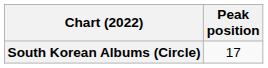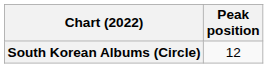(233, 52) 17 -> (233, 52) 12
